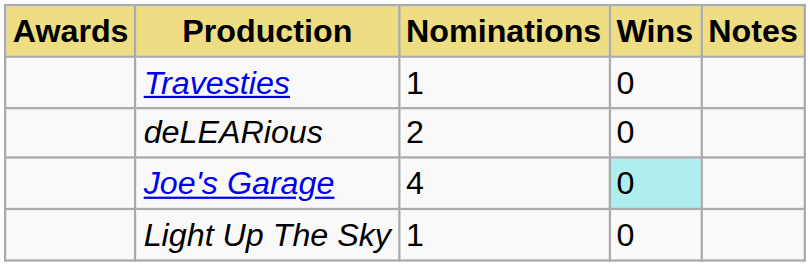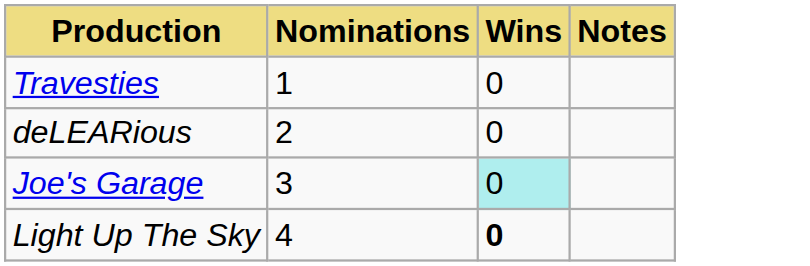- column: (71, 31)
(415, 184) 4 -> (284, 184) 3
(415, 235) 1 -> (284, 235) 4
(625, 235) normal -> (494, 235) bold
